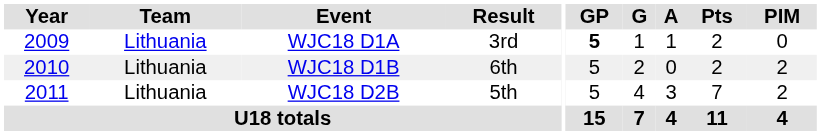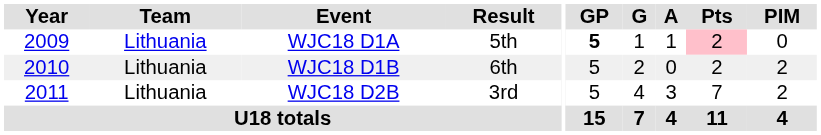(504, 41) 3rd -> (504, 41) 5th
(717, 41) no background -> (717, 41) pink background
(504, 92) 5th -> (504, 92) 3rd
